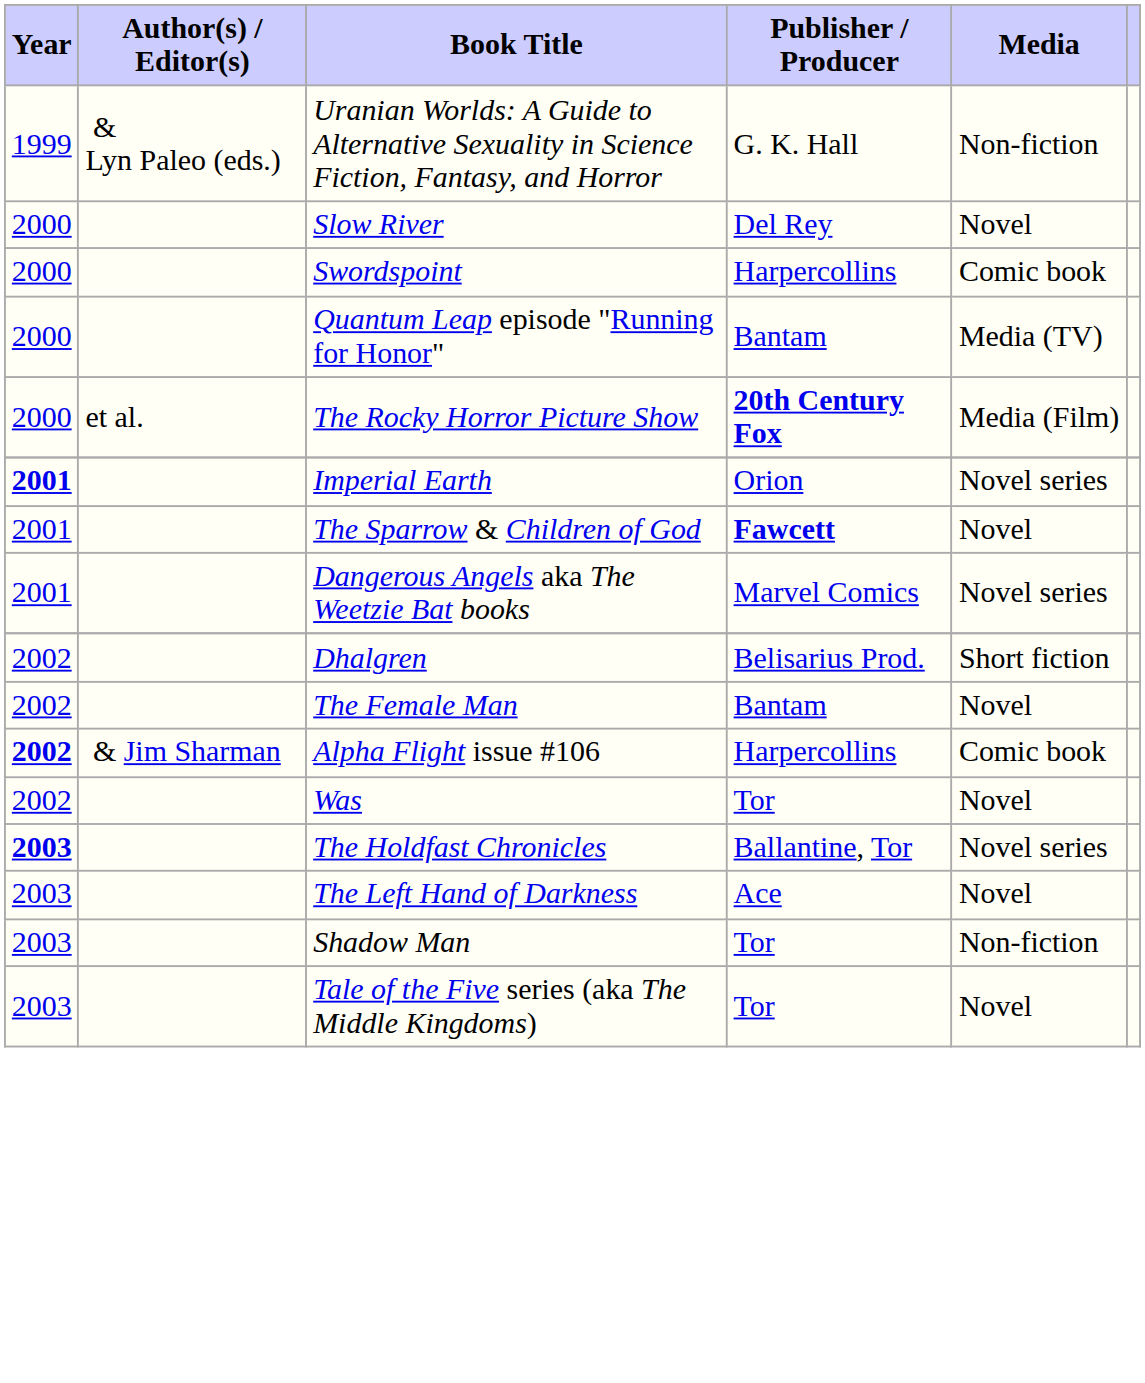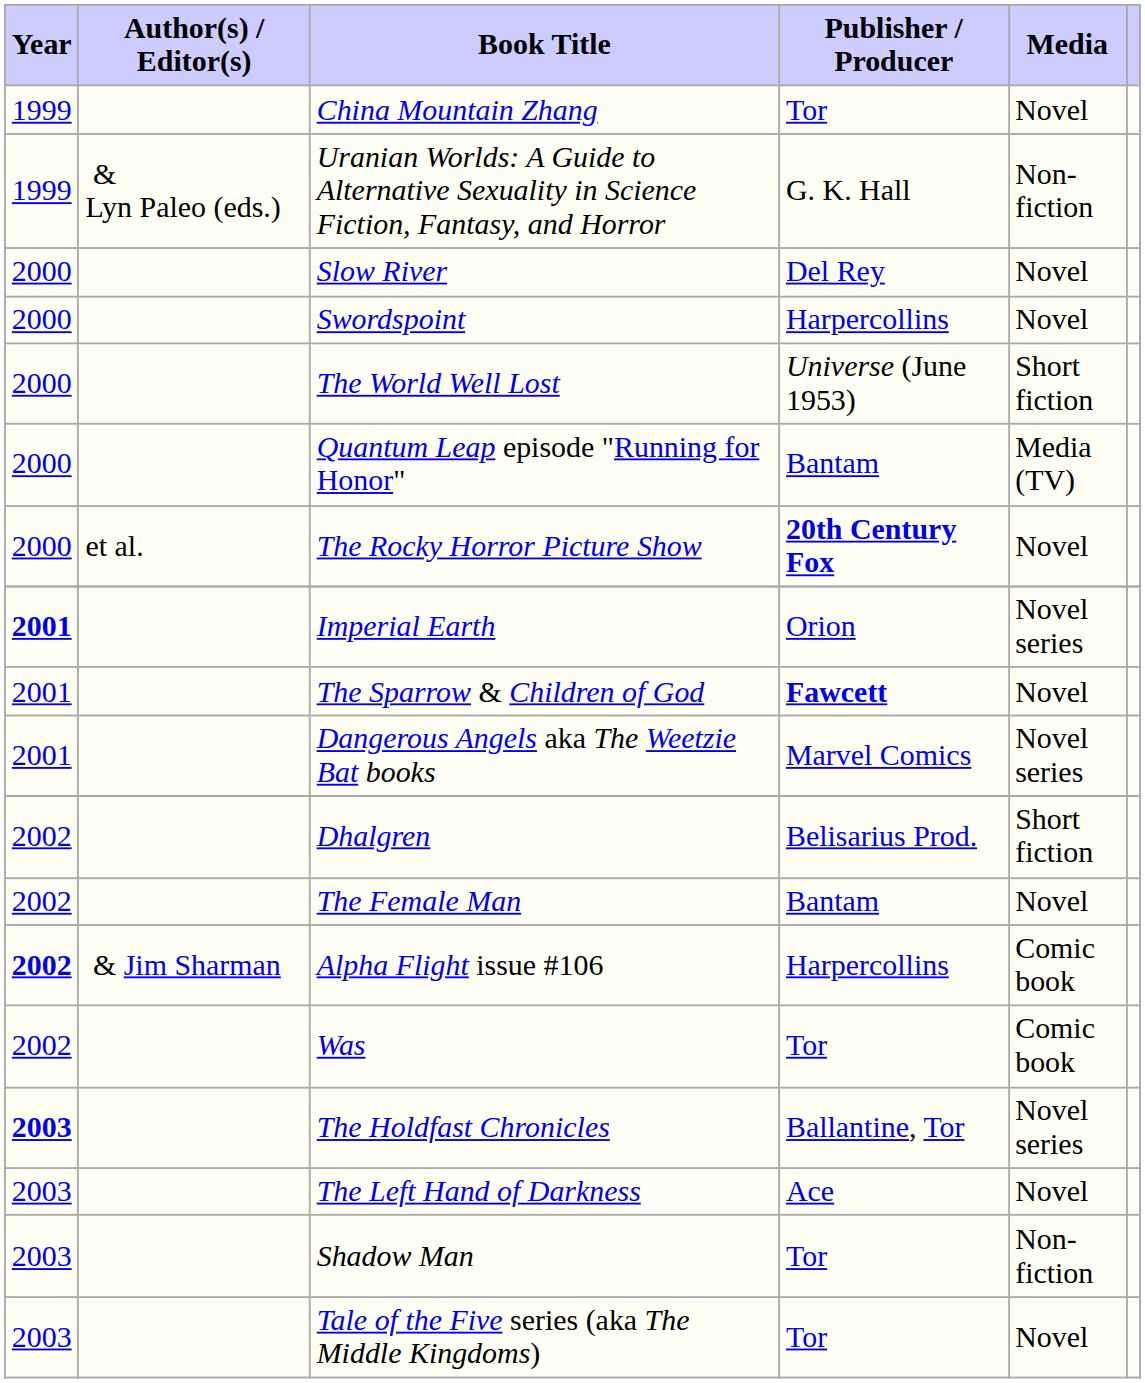+ row: (457, 109)
(1032, 271) Comic book -> (1052, 319) Novel
+ row: (438, 383)
(1039, 416) Media (Film) -> (1052, 545) Novel
(995, 799) Novel -> (1055, 1045) Comic book
